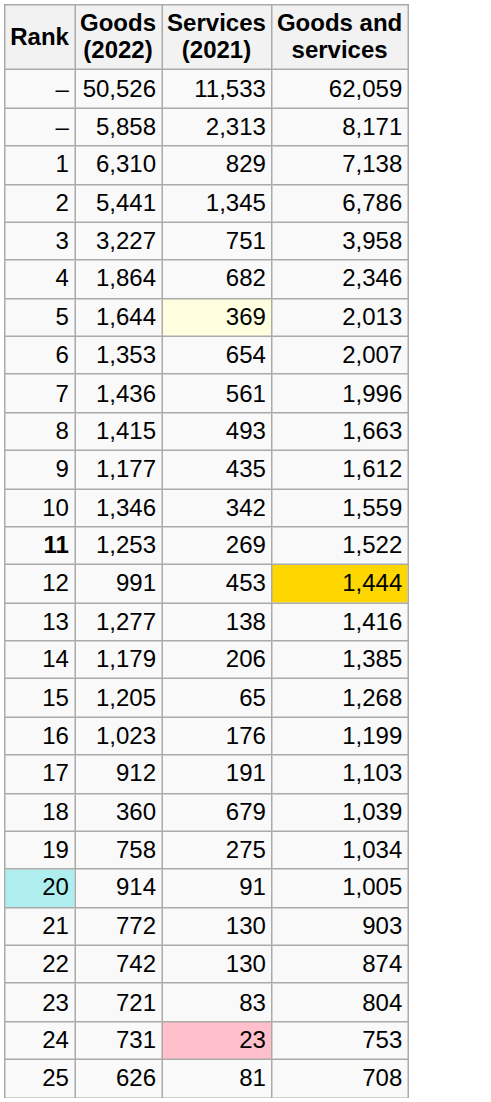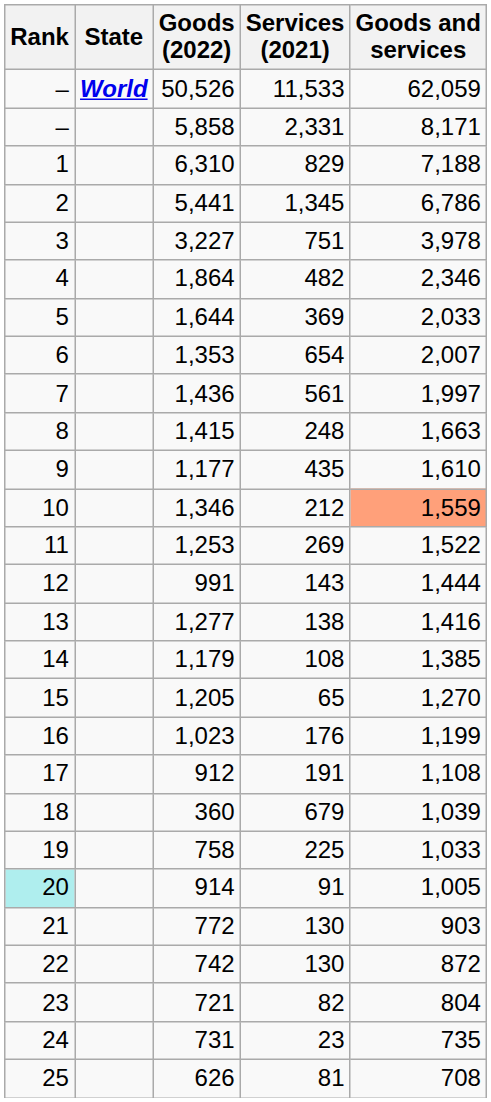+ column: (114, 37)
(236, 126) 2,313 -> (314, 126) 2,331
(372, 164) 7,138 -> (451, 164) 7,188
(372, 240) 3,958 -> (451, 240) 3,978
(246, 278) 682 -> (324, 278) 482
(246, 316) lightyellow background -> (324, 316) no background
(372, 316) 2,013 -> (451, 316) 2,033
(372, 393) 1,996 -> (451, 393) 1,997
(246, 431) 493 -> (324, 431) 248
(372, 469) 1,612 -> (451, 469) 1,610
(246, 507) 342 -> (324, 507) 212
(372, 507) no background -> (451, 507) lightsalmon background
(56, 545) bold -> (57, 545) normal
(246, 583) 453 -> (324, 583) 143
(372, 583) gold background -> (451, 583) no background
(246, 659) 206 -> (324, 659) 108
(372, 697) 1,268 -> (451, 697) 1,270
(372, 773) 1,103 -> (451, 773) 1,108
(246, 849) 275 -> (324, 849) 225
(372, 849) 1,034 -> (451, 849) 1,033
(382, 964) 874 -> (461, 964) 872
(253, 1002) 83 -> (331, 1002) 82
(253, 1040) pink background -> (331, 1040) no background
(382, 1040) 753 -> (461, 1040) 735
